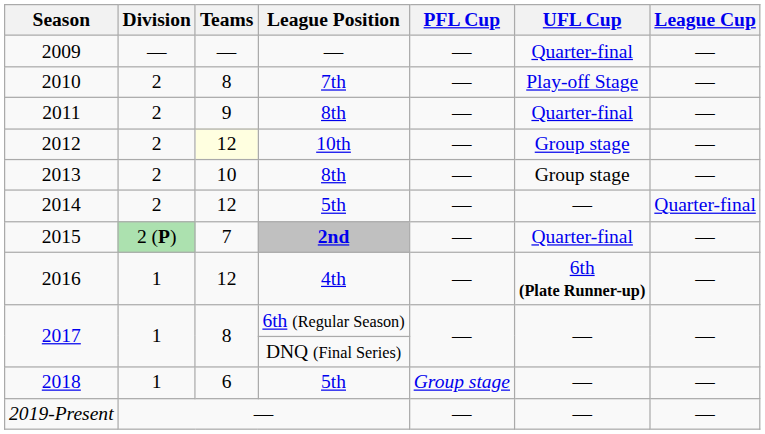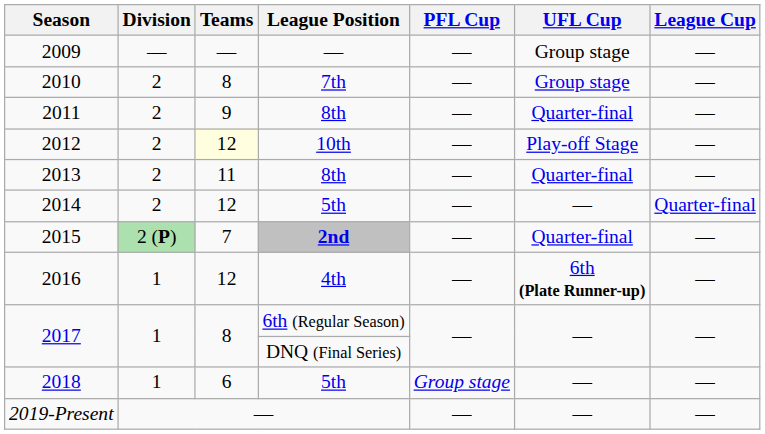(582, 50) Quarter-final -> (582, 50) Group stage
(582, 81) Play-off Stage -> (582, 81) Group stage
(582, 143) Group stage -> (582, 143) Play-off Stage
(227, 174) 10 -> (227, 174) 11
(582, 174) Group stage -> (582, 174) Quarter-final
